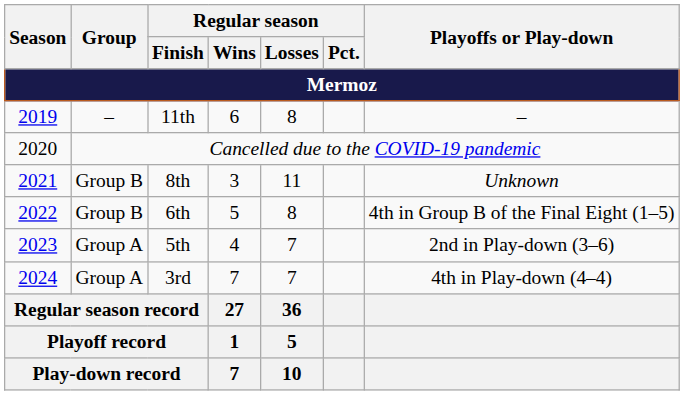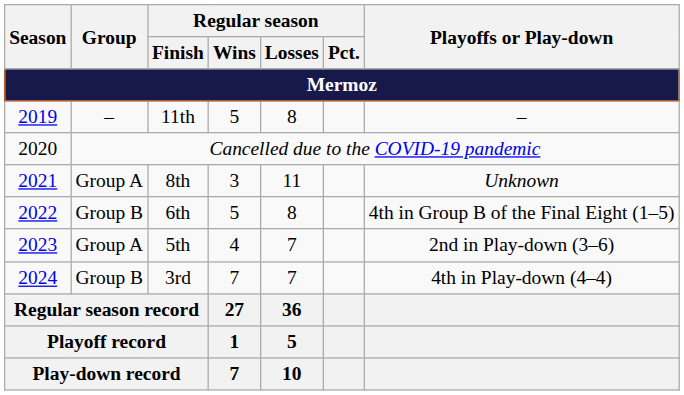(234, 116) 6 -> (234, 116) 5
(109, 181) Group B -> (109, 181) Group A
(109, 277) Group A -> (109, 277) Group B
